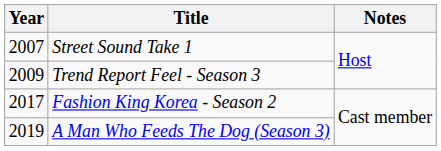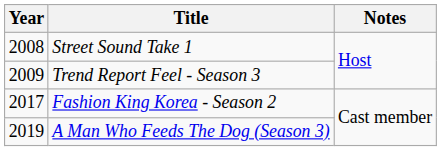(26, 46) 2007 -> (26, 46) 2008
